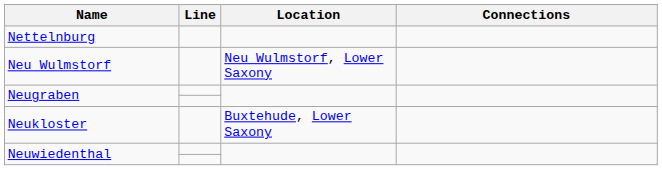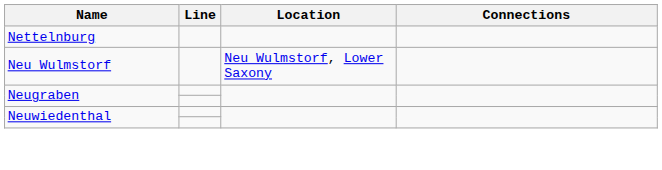- row: (47, 125)
